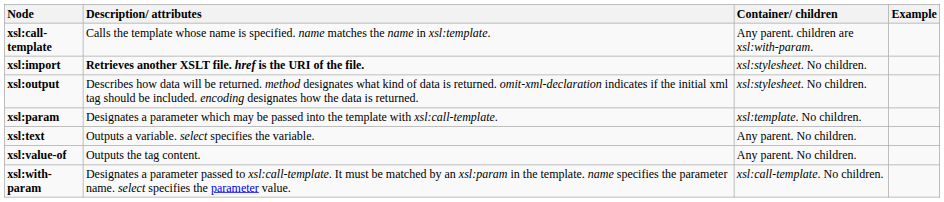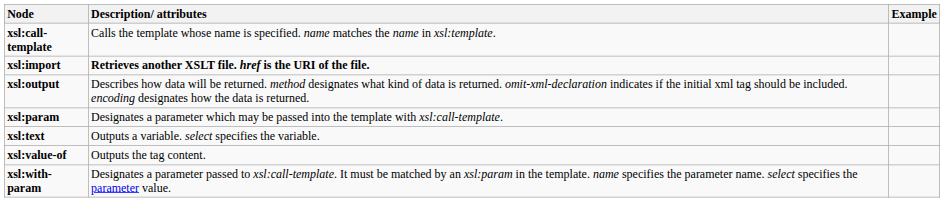- column: (787, 14)
